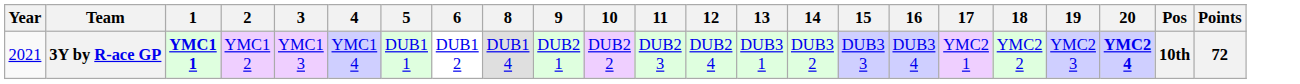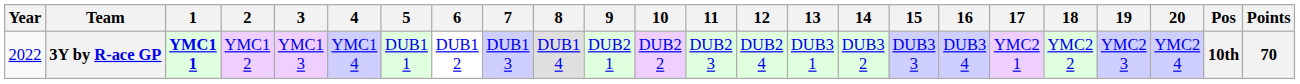+ column: (508, 17)
(25, 54) 2021 -> (25, 54) 2022
(1127, 54) bold -> (1177, 54) normal
(1220, 54) 72 -> (1269, 54) 70
